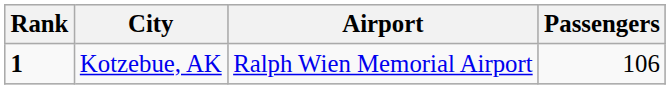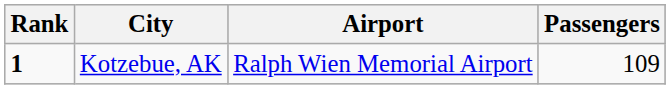(641, 63) 106 -> (641, 63) 109
